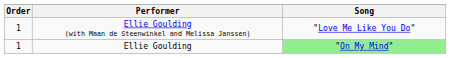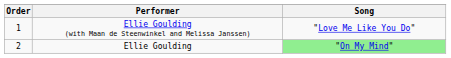(18, 46) 1 -> (18, 46) 2
